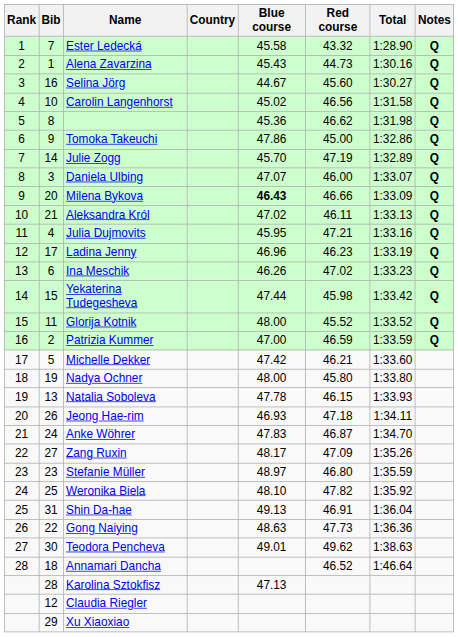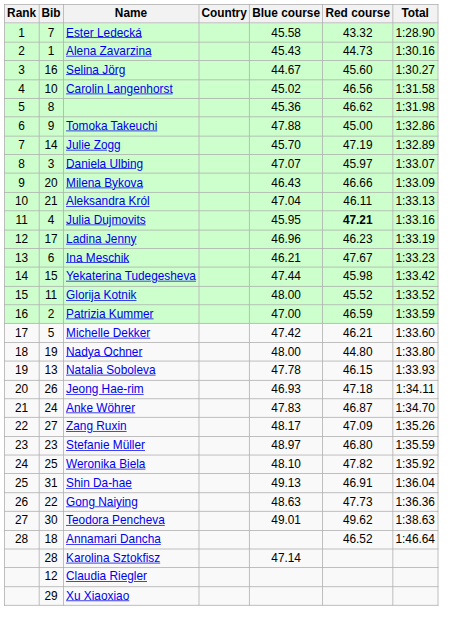- column: (434, 20)
(272, 139) 47.86 -> (286, 126) 47.88
(338, 177) 46.00 -> (358, 164) 45.97
(272, 196) bold -> (286, 182) normal
(272, 214) 47.02 -> (286, 201) 47.04
(338, 233) normal -> (358, 220) bold
(272, 271) 46.26 -> (286, 257) 46.21
(338, 271) 47.02 -> (358, 257) 47.67
(338, 378) 45.80 -> (358, 351) 44.80
(272, 585) 47.13 -> (286, 558) 47.14
